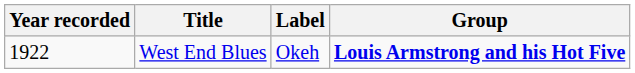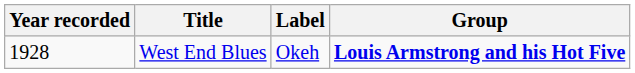(29, 52) 1922 -> (29, 52) 1928
